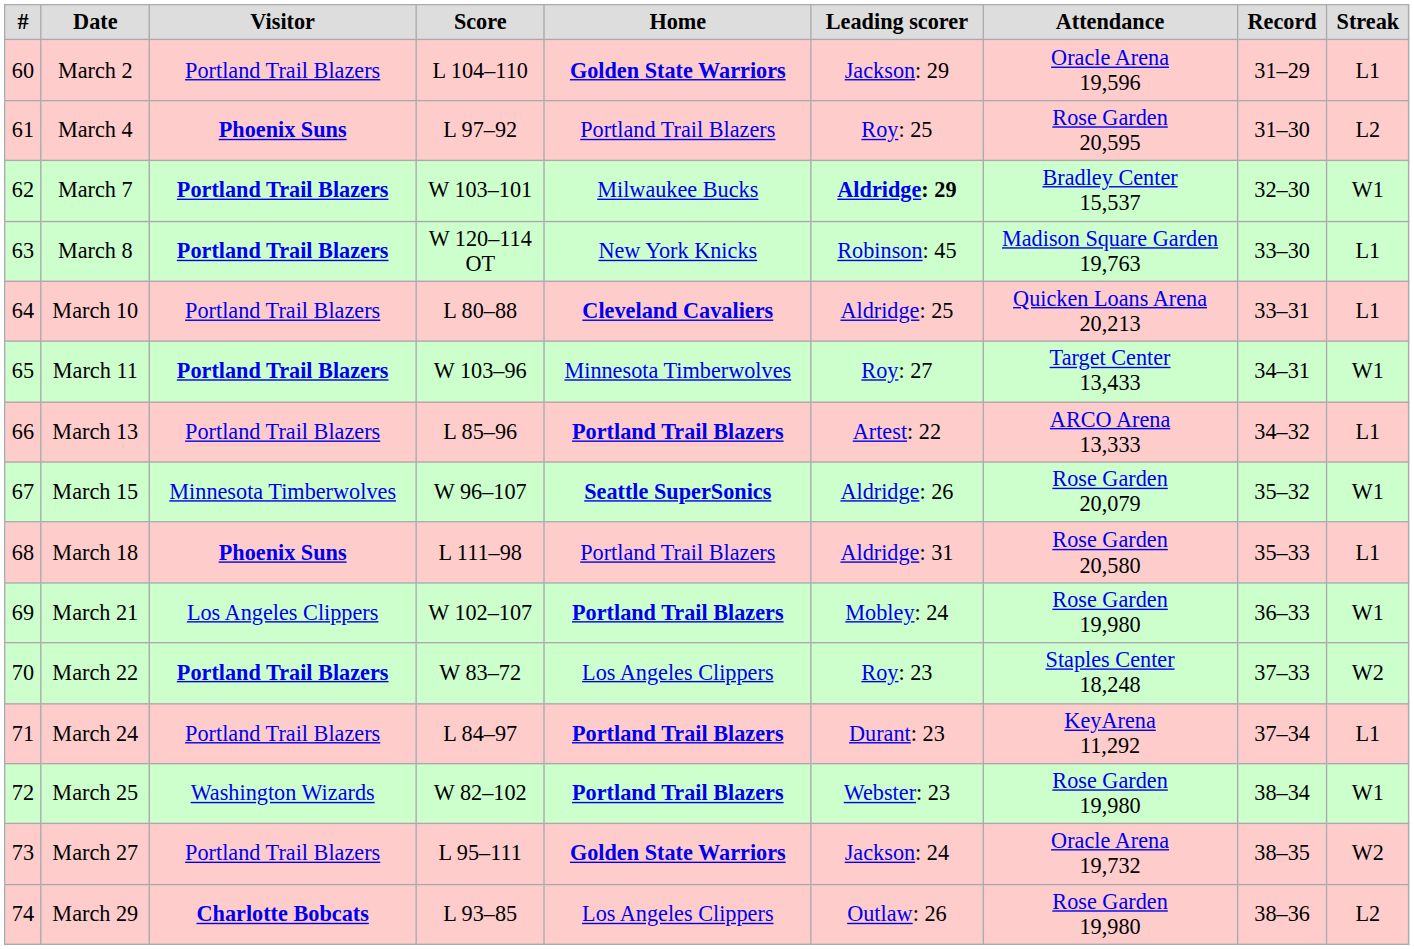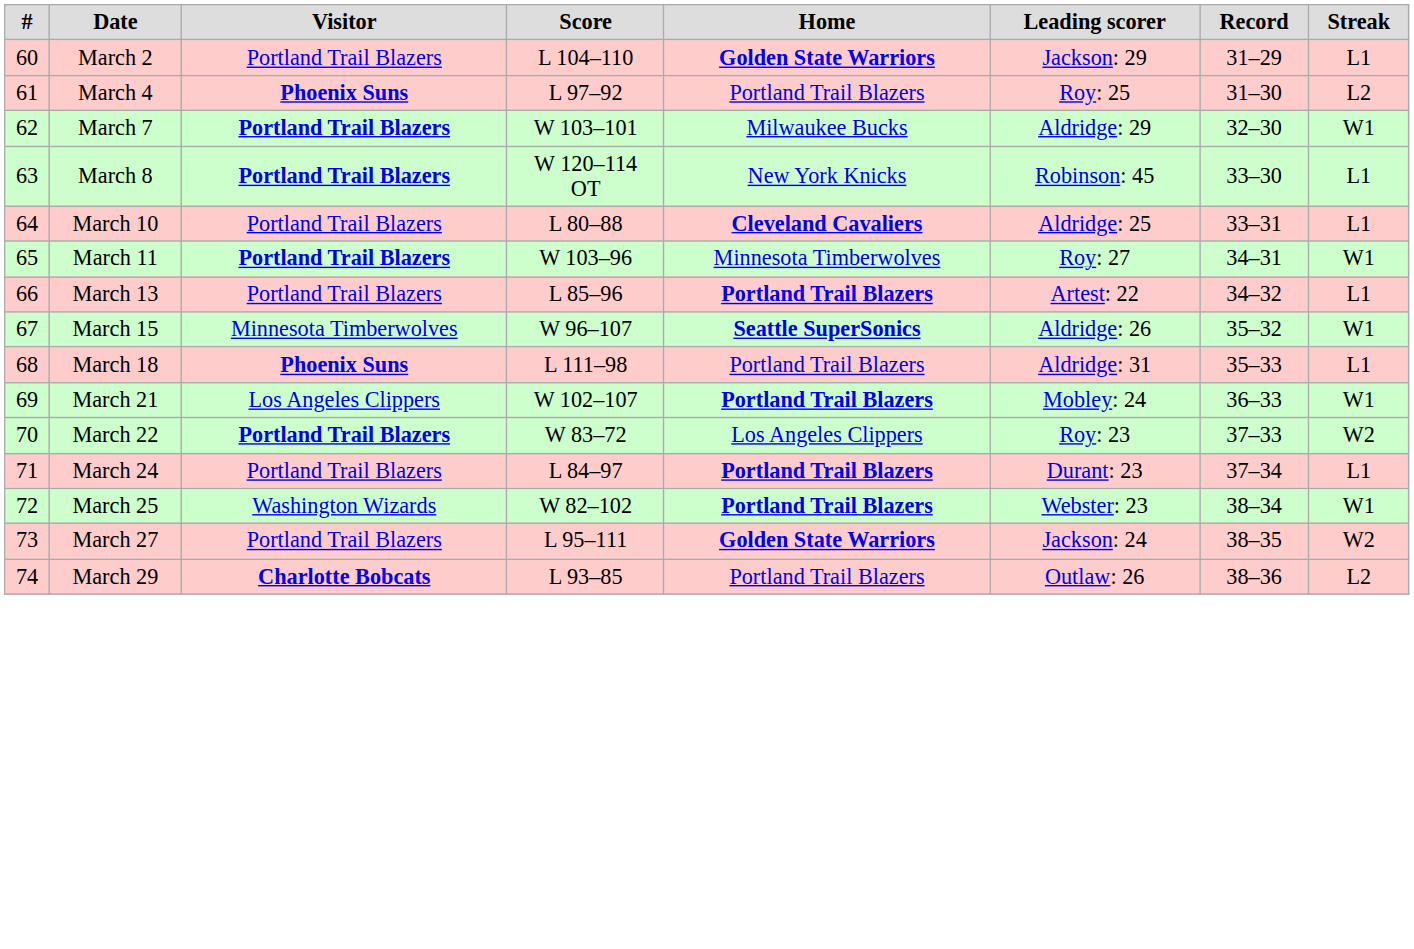- column: (1110, 22)
(897, 190) bold -> (1095, 127) normal
(678, 913) Los Angeles Clippers -> (827, 576) Portland Trail Blazers
